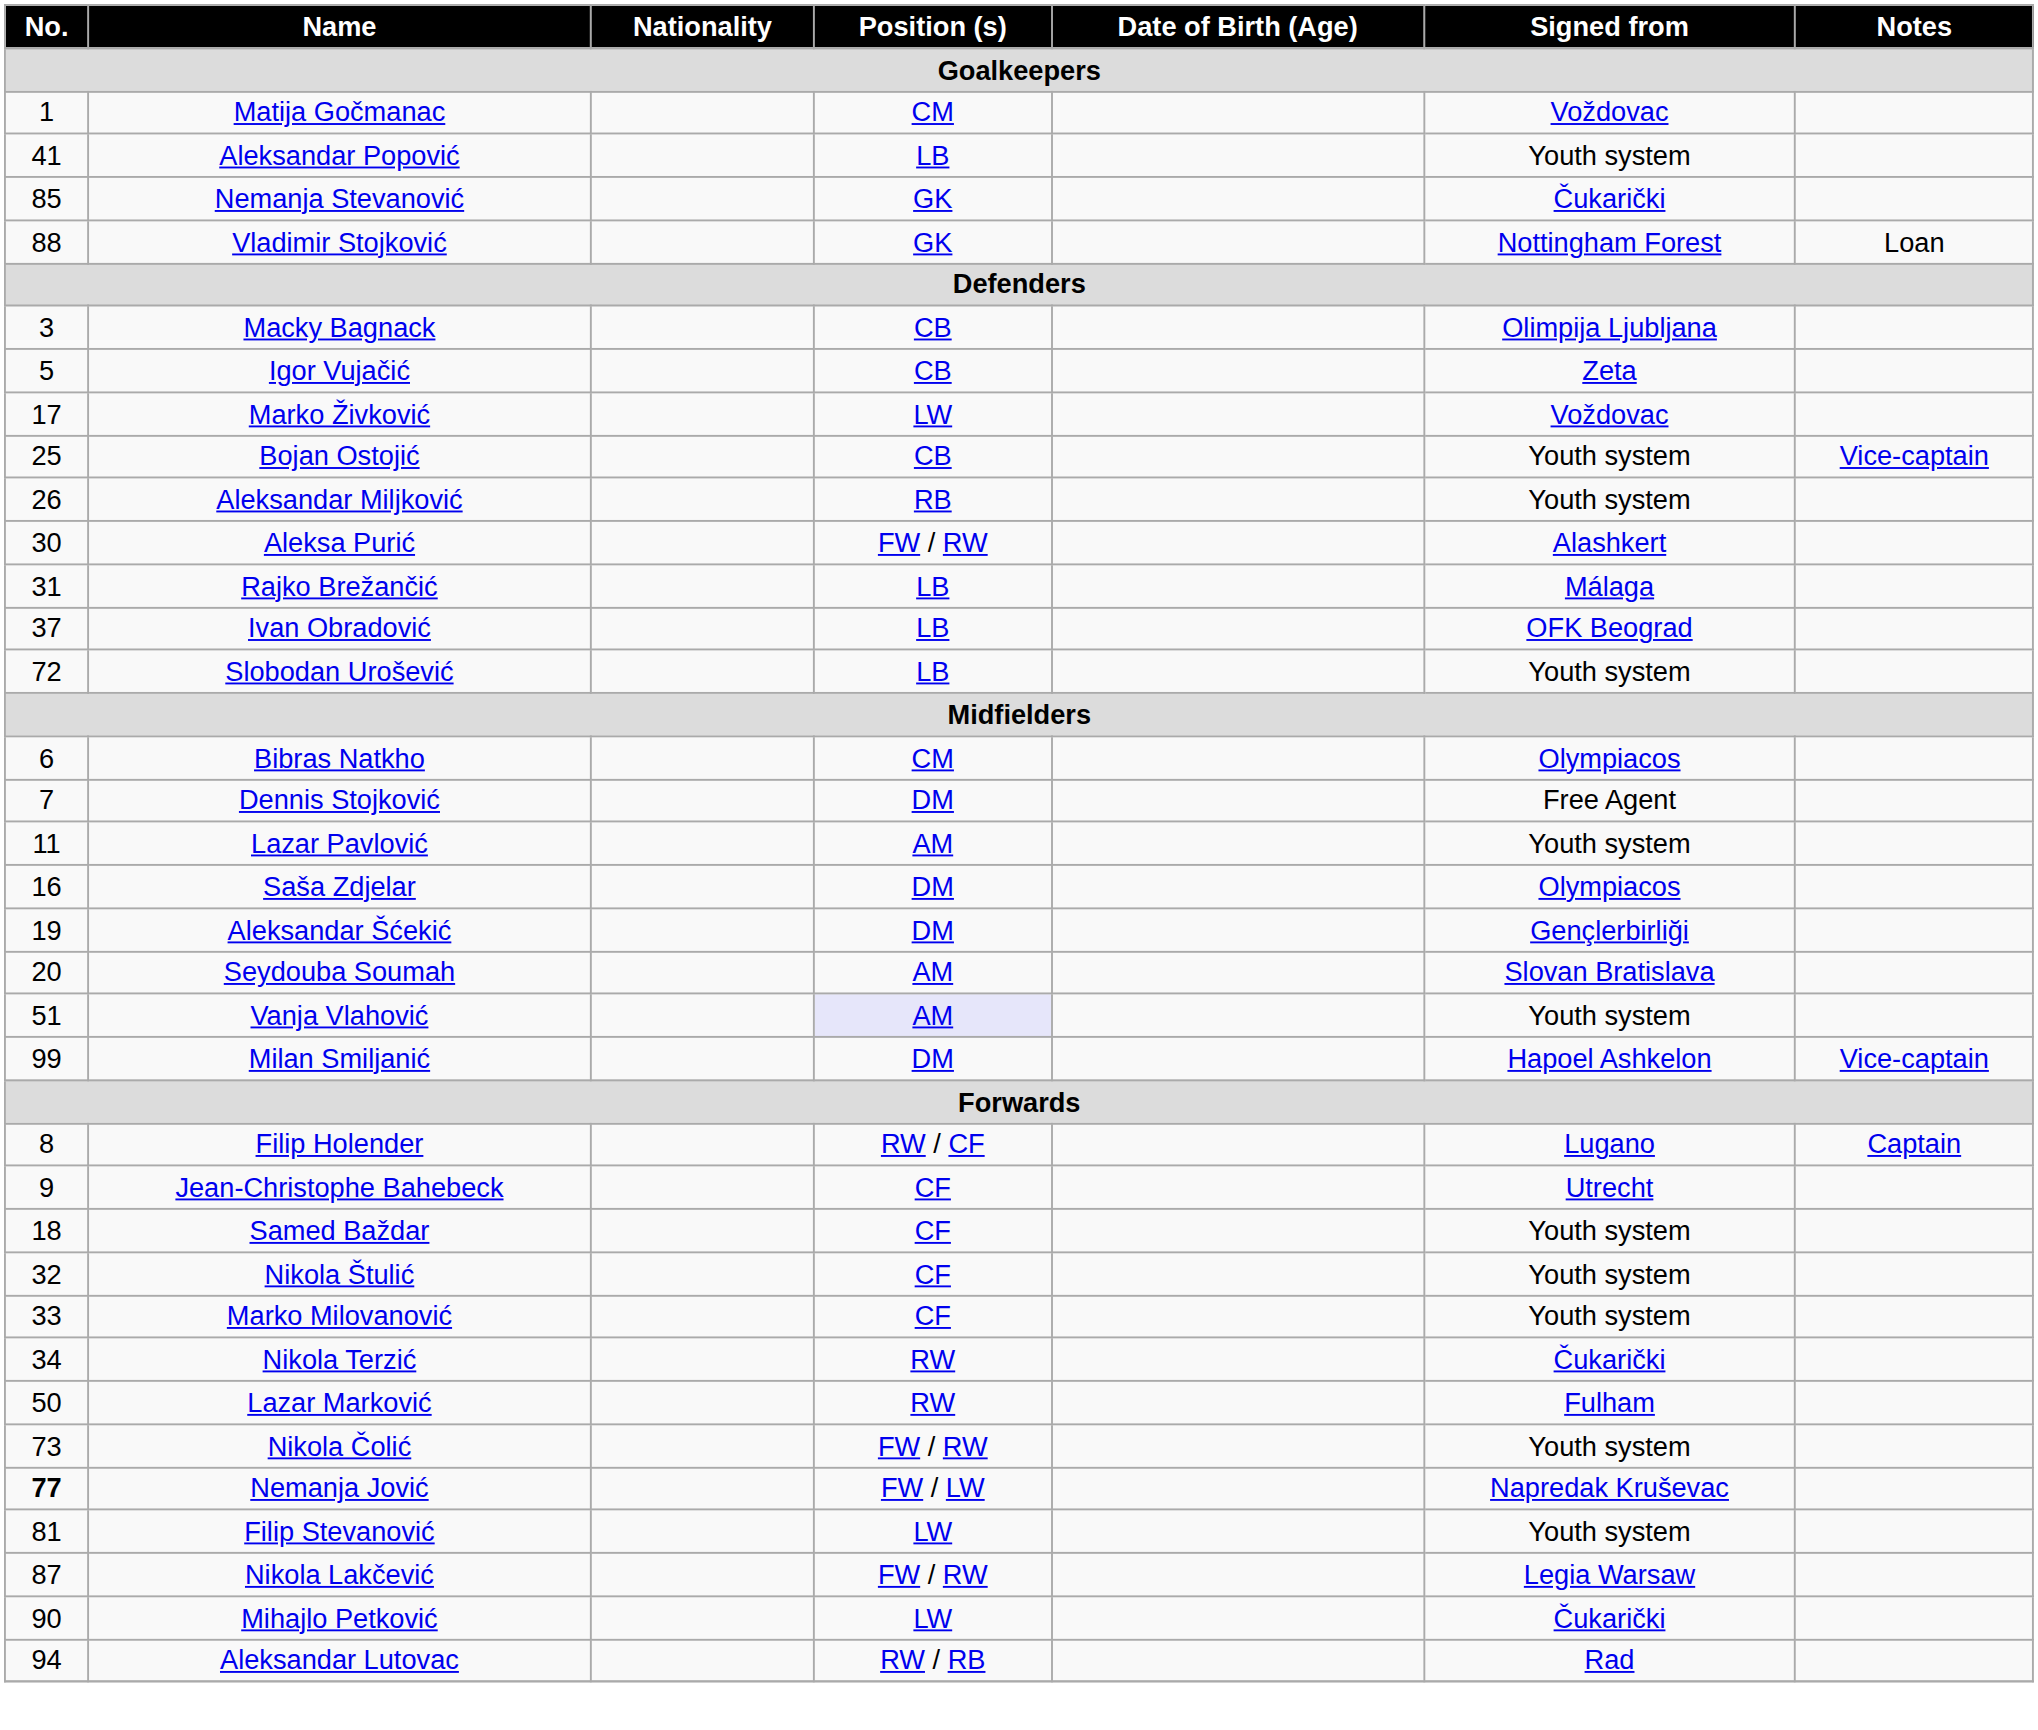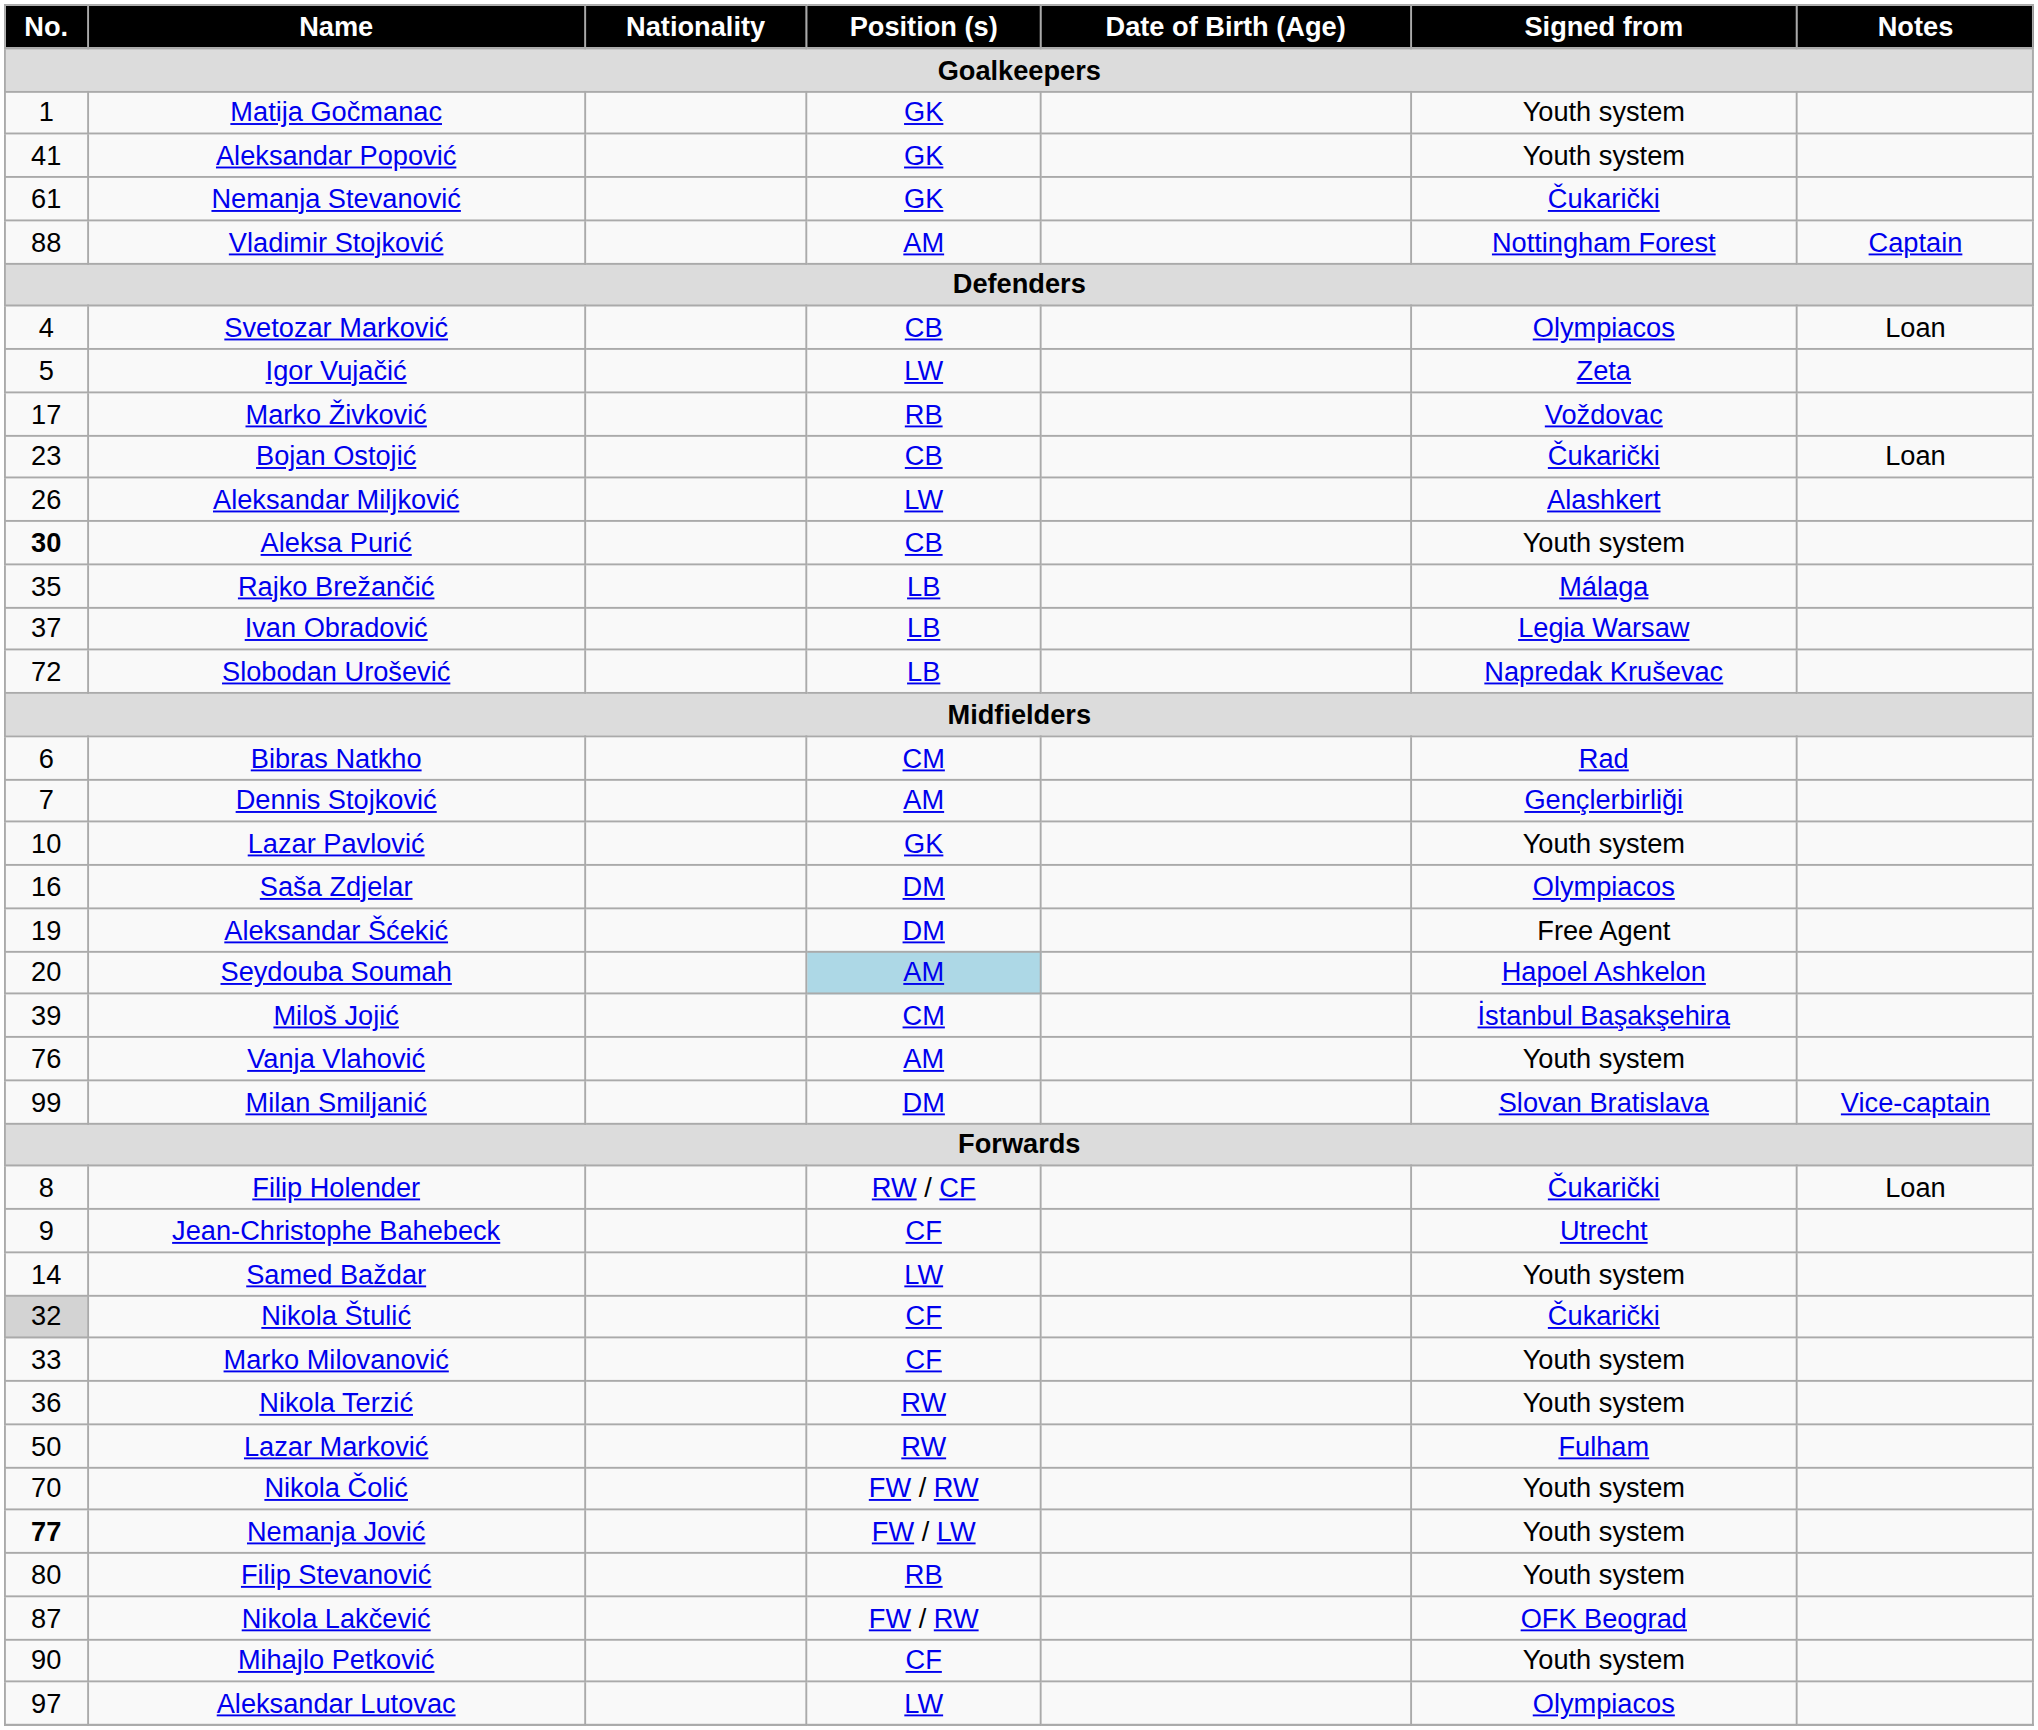(933, 113) CM -> (924, 113) GK
(1610, 113) Voždovac -> (1604, 113) Youth system
(933, 156) LB -> (924, 156) GK
(47, 199) 85 -> (46, 199) 61
(933, 242) GK -> (924, 242) AM
(1914, 242) Loan -> (1915, 242) Captain
- row: (339, 328)
+ row: (336, 328)
(933, 371) CB -> (924, 371) LW
(933, 414) LW -> (924, 414) RB
(47, 457) 25 -> (46, 457) 23
(1610, 457) Youth system -> (1604, 457) Čukarički
(1914, 457) Vice-captain -> (1915, 457) Loan
(933, 500) RB -> (924, 500) LW
(1610, 500) Youth system -> (1604, 500) Alashkert
(47, 543) normal -> (46, 543) bold
(933, 543) FW / RW -> (924, 543) CB
(1610, 543) Alashkert -> (1604, 543) Youth system
(47, 586) 31 -> (46, 586) 35
(1610, 629) OFK Beograd -> (1604, 629) Legia Warsaw
(1610, 672) Youth system -> (1604, 672) Napredak Kruševac
(1610, 758) Olympiacos -> (1604, 758) Rad
(933, 801) DM -> (924, 801) AM
(1610, 801) Free Agent -> (1604, 801) Gençlerbirliği
(47, 844) 11 -> (46, 844) 10
(933, 844) AM -> (924, 844) GK
(1610, 930) Gençlerbirliği -> (1604, 930) Free Agent
(933, 973) no background -> (924, 973) lightblue background
(1610, 973) Slovan Bratislava -> (1604, 973) Hapoel Ashkelon
+ row: (336, 1016)
(47, 1016) 51 -> (46, 1059) 76
(933, 1016) lavender background -> (924, 1059) no background
(1610, 1059) Hapoel Ashkelon -> (1604, 1102) Slovan Bratislava
(1610, 1145) Lugano -> (1604, 1188) Čukarički
(1914, 1145) Captain -> (1915, 1188) Loan
(47, 1231) 18 -> (46, 1274) 14
(933, 1231) CF -> (924, 1274) LW
(47, 1274) no background -> (46, 1317) lightgrey background
(1610, 1274) Youth system -> (1604, 1317) Čukarički
(47, 1360) 34 -> (46, 1403) 36
(1610, 1360) Čukarički -> (1604, 1403) Youth system
(47, 1446) 73 -> (46, 1489) 70
(1610, 1489) Napredak Kruševac -> (1604, 1532) Youth system
(47, 1532) 81 -> (46, 1575) 80
(933, 1532) LW -> (924, 1575) RB
(1610, 1575) Legia Warsaw -> (1604, 1618) OFK Beograd
(933, 1618) LW -> (924, 1661) CF
(1610, 1618) Čukarički -> (1604, 1661) Youth system
(47, 1661) 94 -> (46, 1704) 97
(933, 1661) RW / RB -> (924, 1704) LW
(1610, 1661) Rad -> (1604, 1704) Olympiacos
